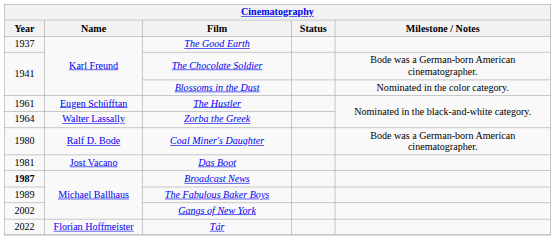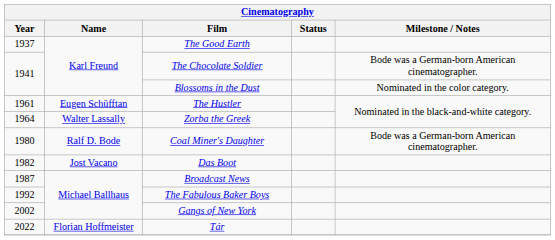(25, 163) 1981 -> (25, 163) 1982
(25, 179) bold -> (25, 179) normal
(25, 195) 1989 -> (25, 195) 1992
